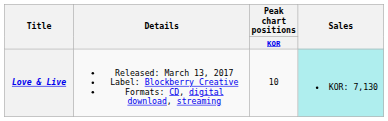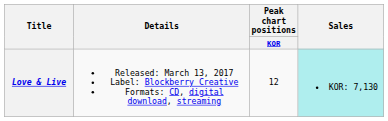(274, 83) 10 -> (274, 83) 12
